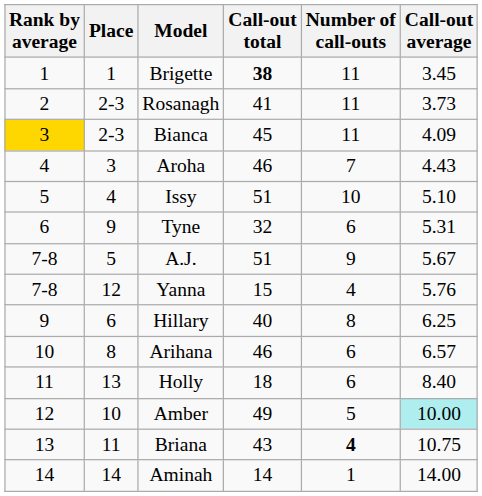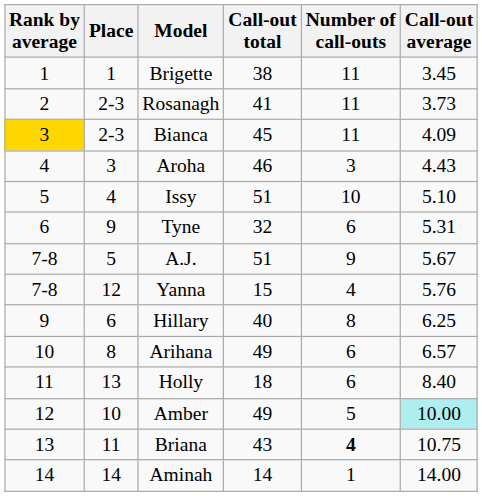(263, 72) bold -> (263, 72) normal
(351, 165) 7 -> (351, 165) 3
(263, 351) 46 -> (263, 351) 49
